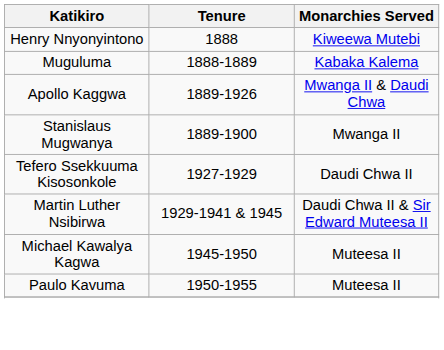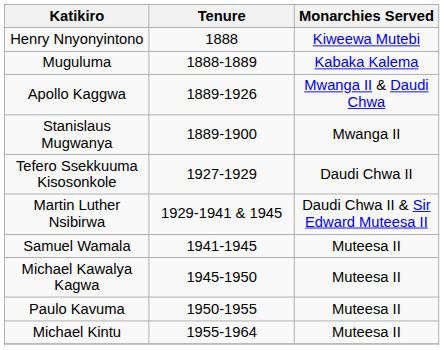+ row: (77, 245)
+ row: (77, 332)
